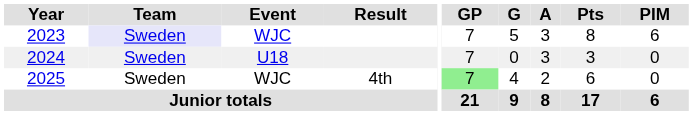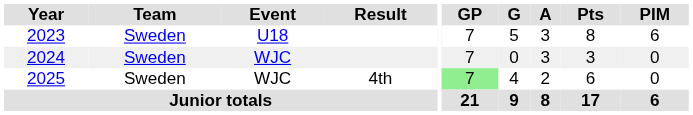(155, 36) lavender background -> (155, 36) no background
(273, 36) WJC -> (273, 36) U18
(273, 57) U18 -> (273, 57) WJC
